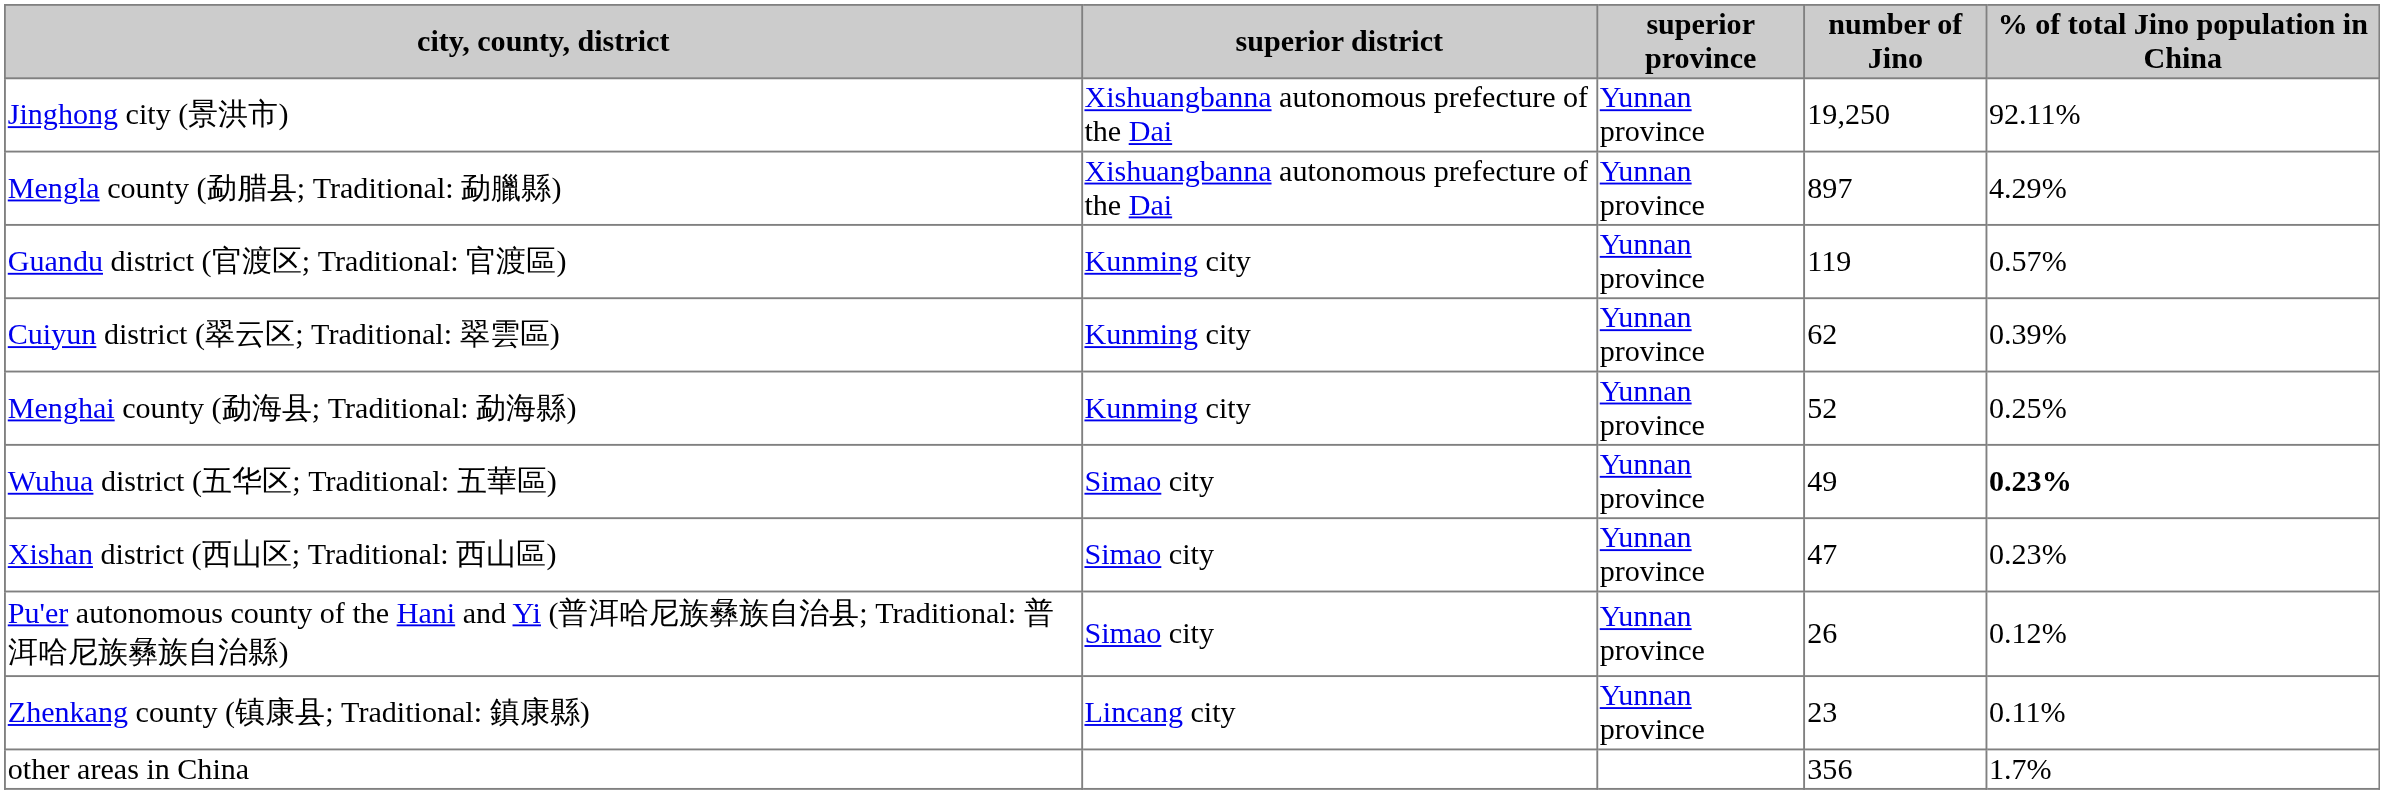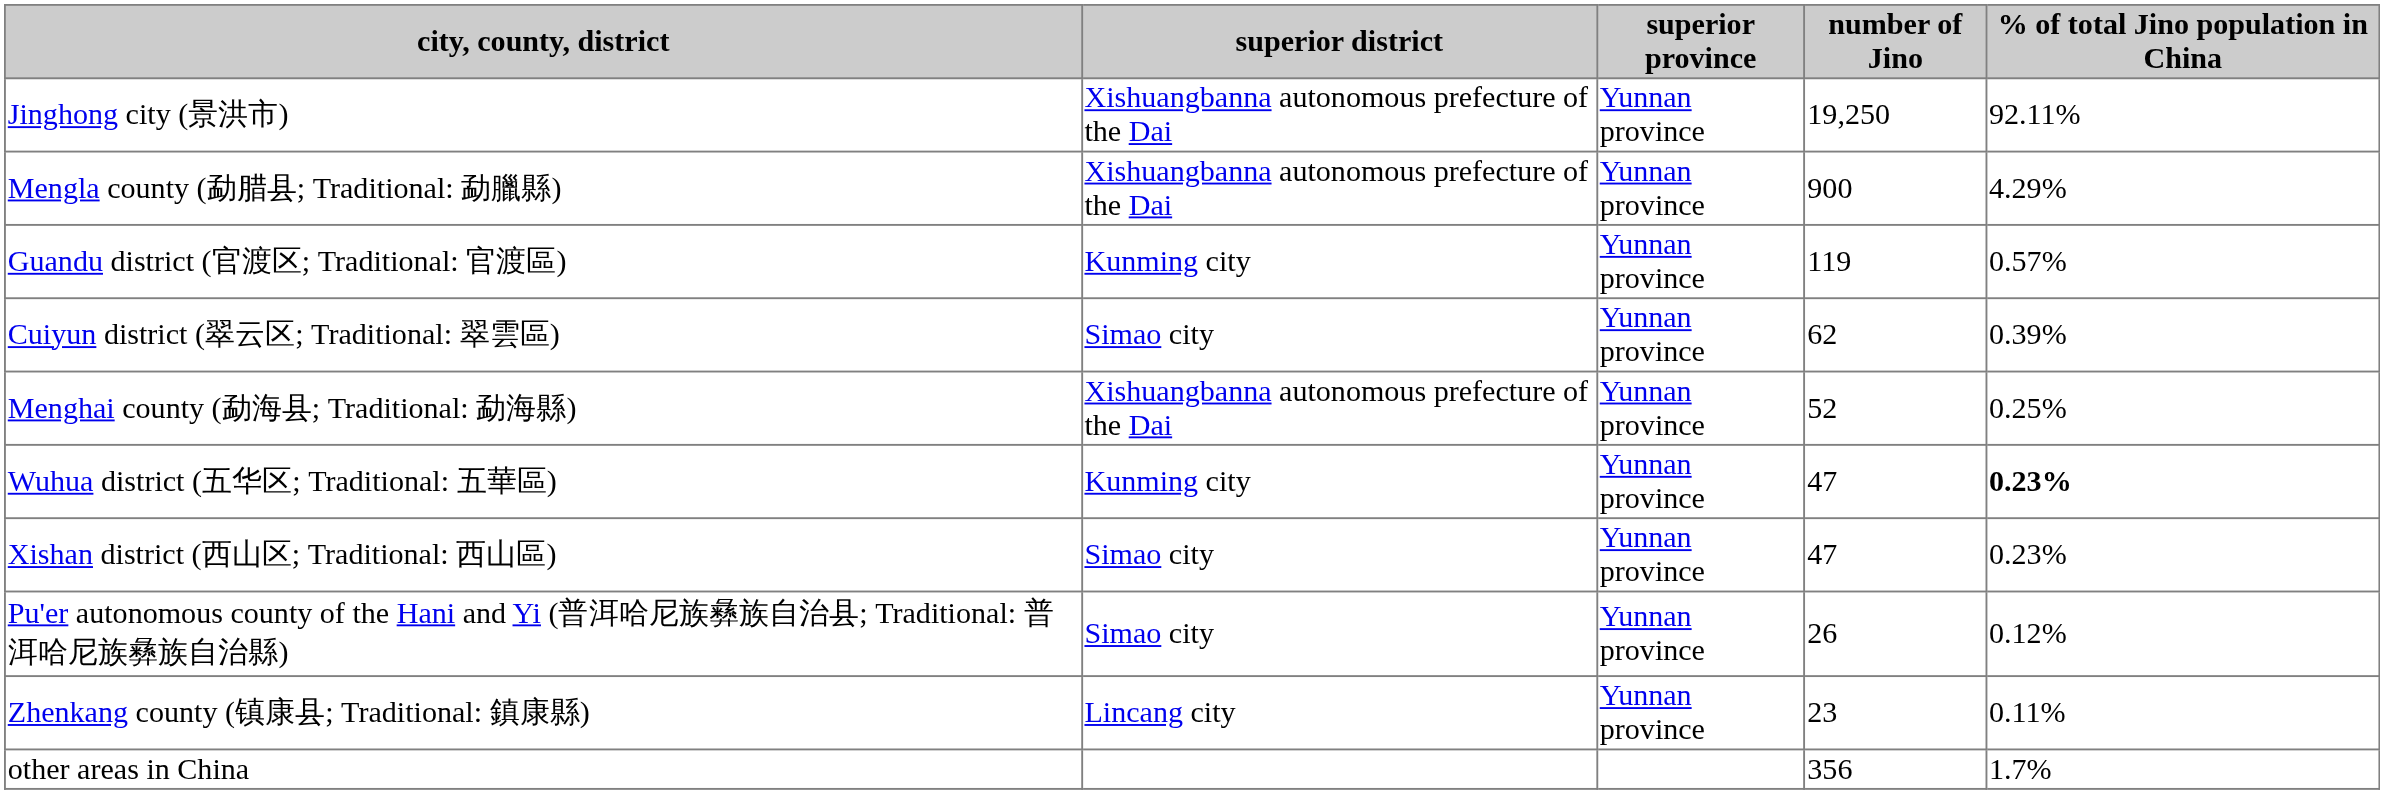(1830, 187) 897 -> (1830, 187) 900
(1168, 334) Kunming city -> (1149, 334) Simao city
(1168, 407) Kunming city -> (1336, 407) Xishuangbanna autonomous prefecture of the Dai
(1149, 481) Simao city -> (1168, 481) Kunming city
(1822, 481) 49 -> (1822, 481) 47
